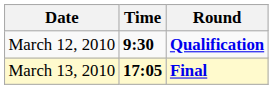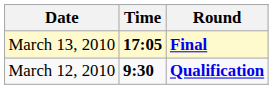rows swapped: (62, 44) <-> (62, 71)
